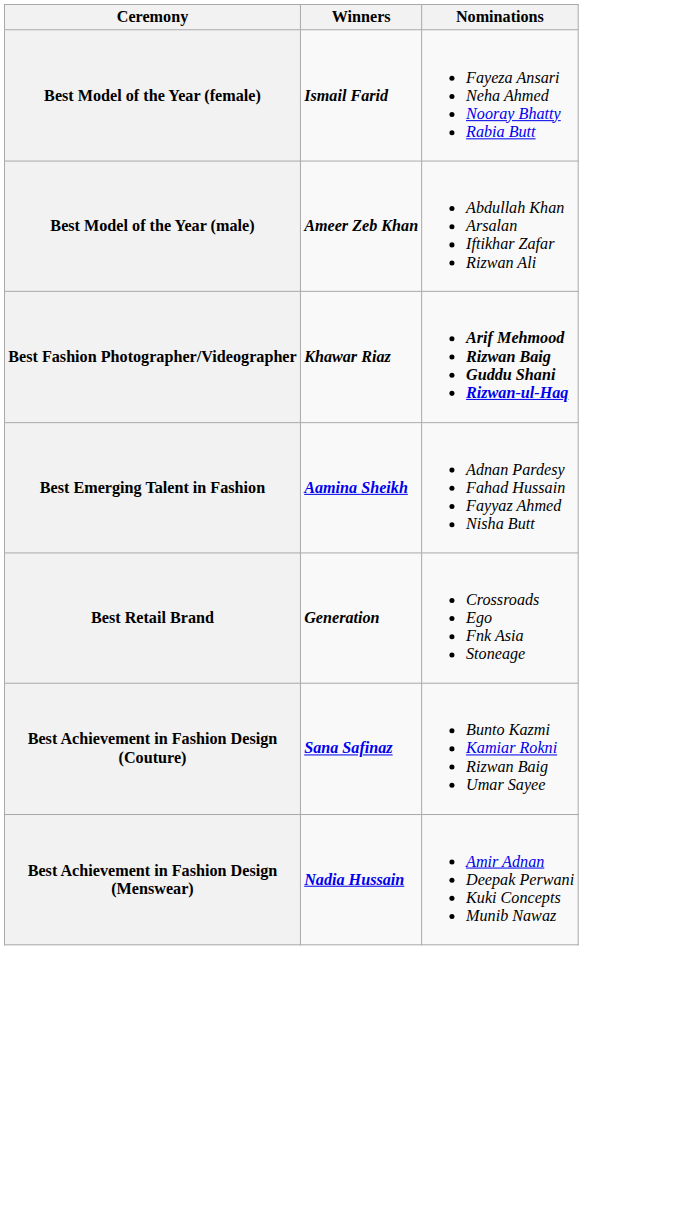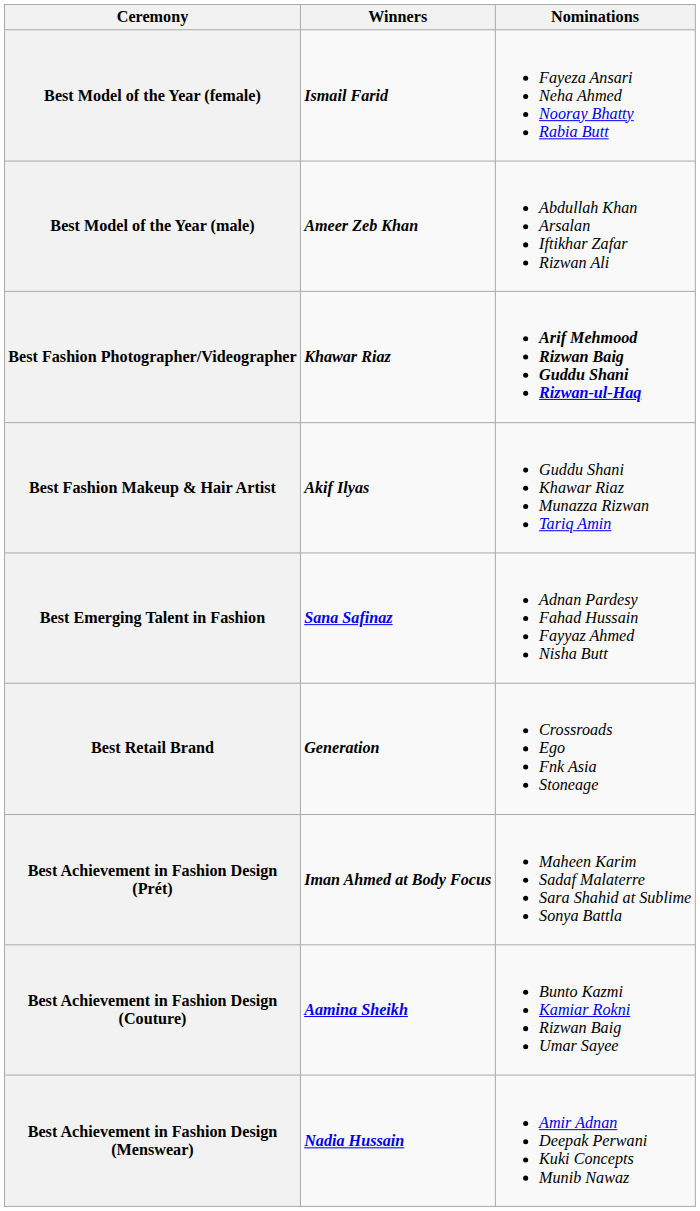+ row: (152, 487)
(356, 487) Aamina Sheikh -> (348, 618) Sana Safinaz
+ row: (152, 879)
(348, 748) Sana Safinaz -> (356, 1010) Aamina Sheikh
